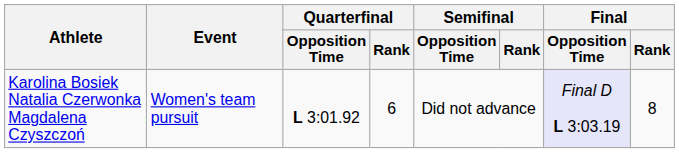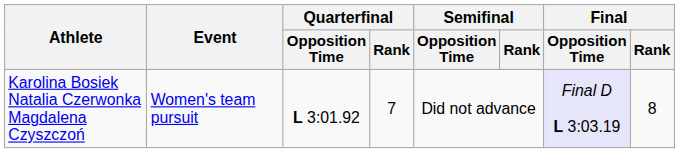(392, 109) 6 -> (392, 109) 7
